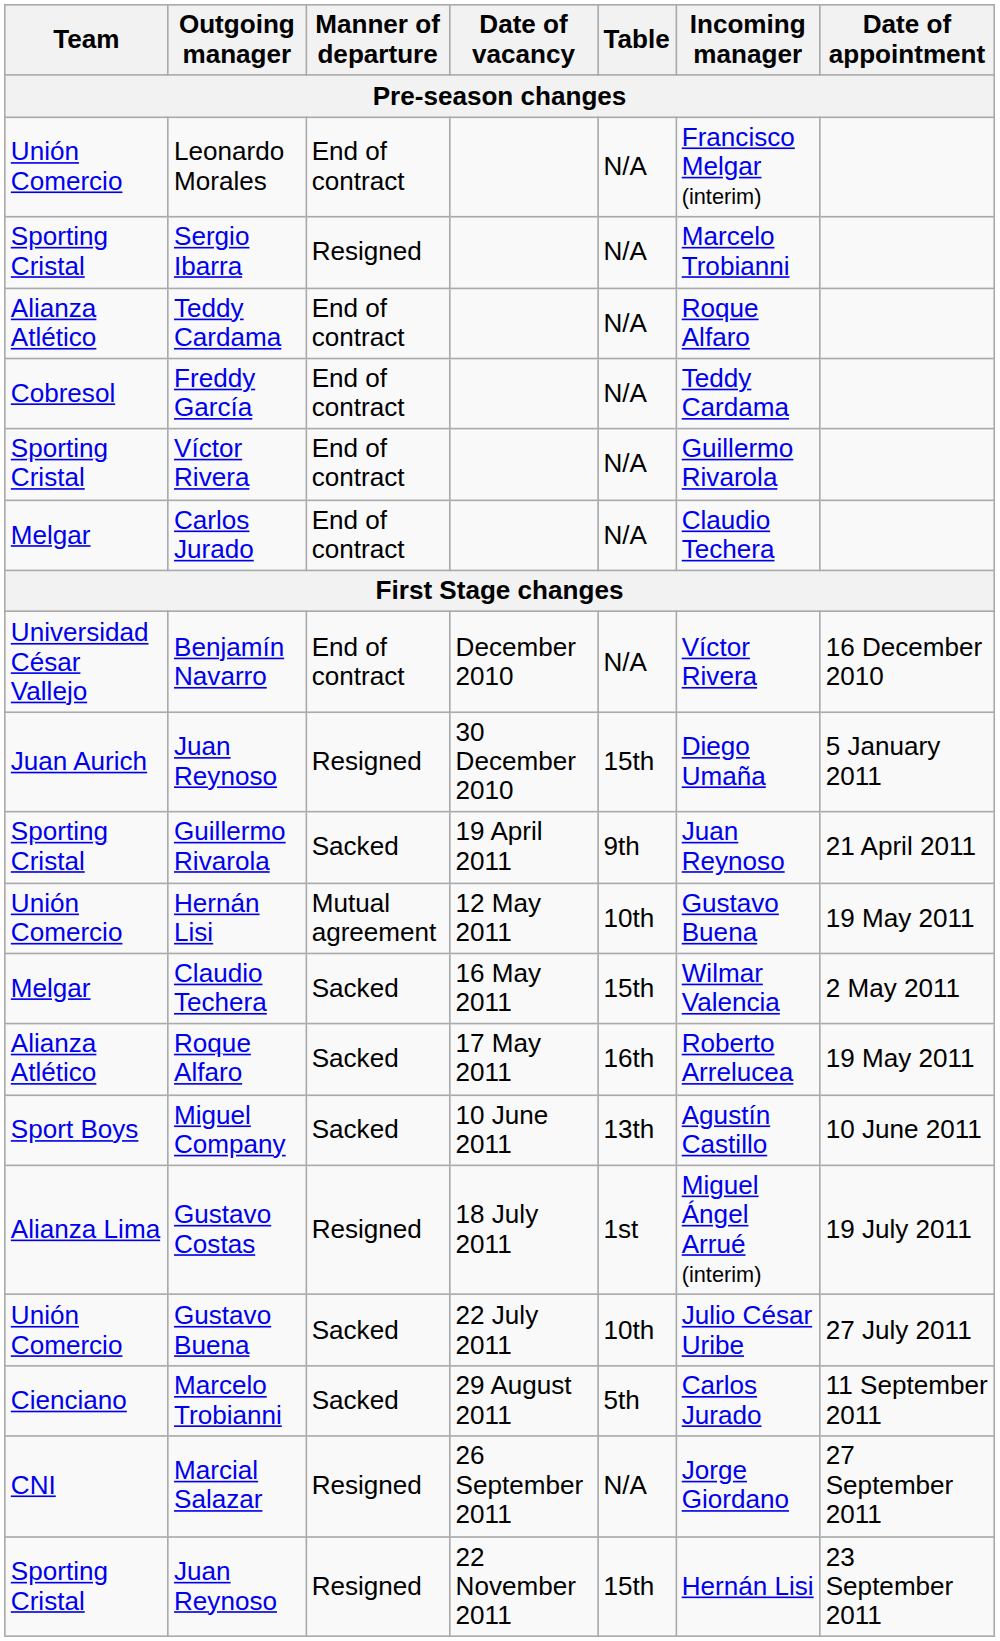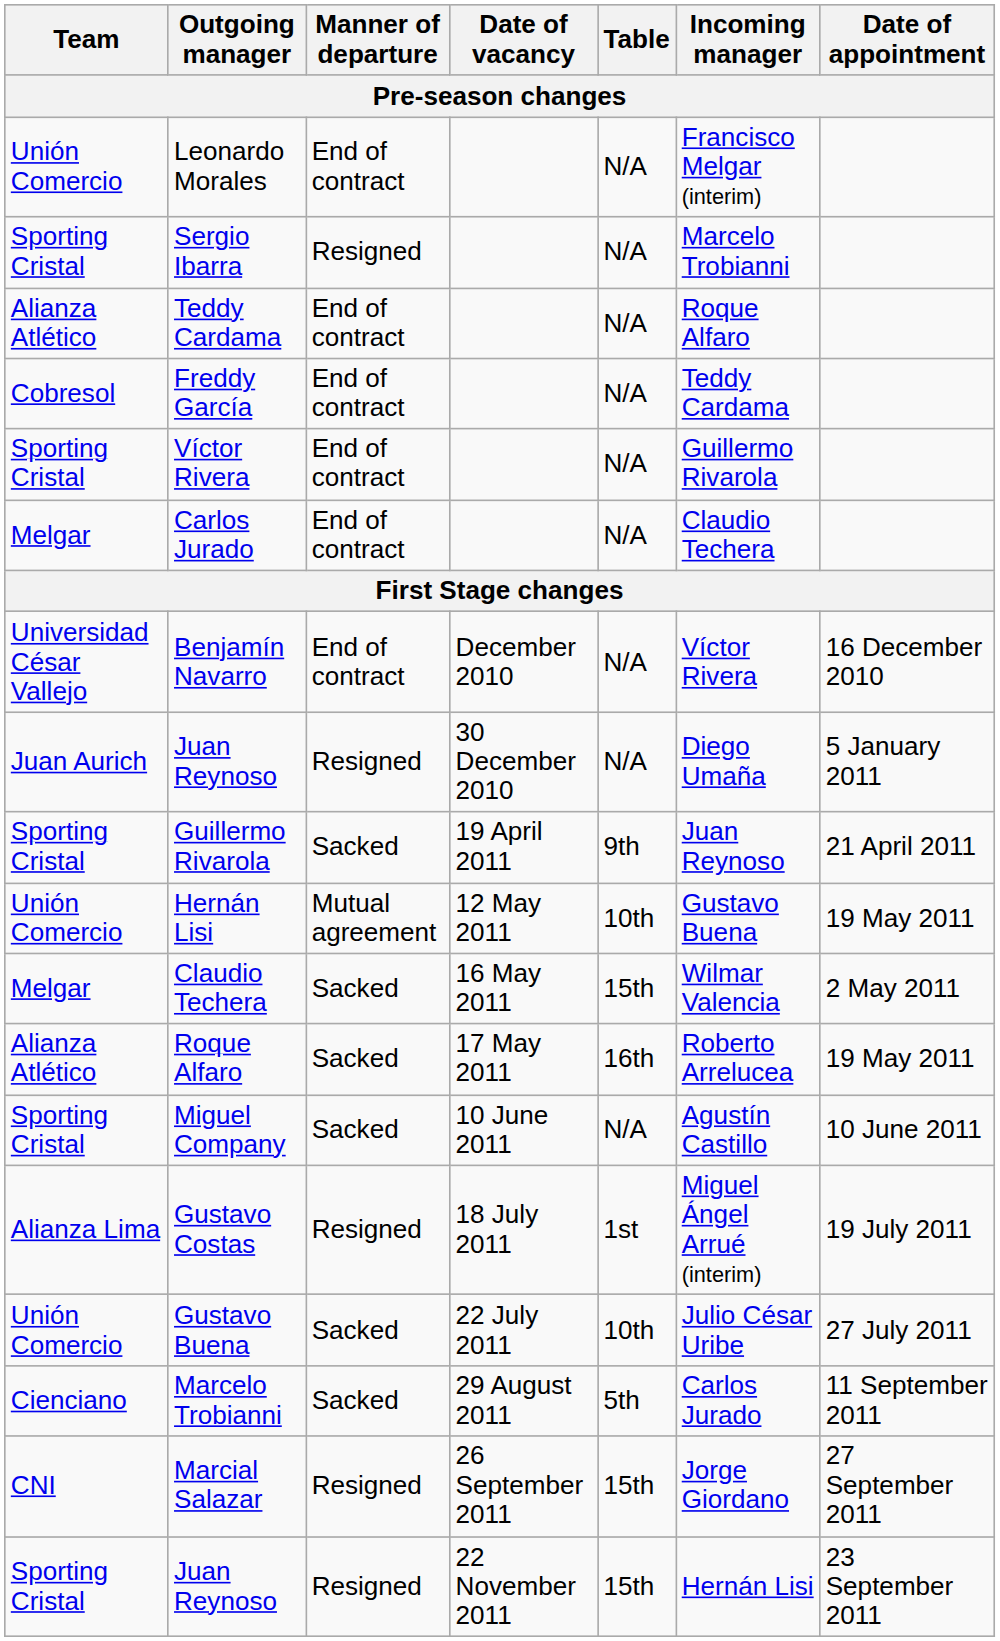(629, 761) 15th -> (625, 761) N/A
(75, 1129) Sport Boys -> (59, 1129) Sporting Cristal
(629, 1129) 13th -> (625, 1129) N/A
(625, 1485) N/A -> (629, 1485) 15th
